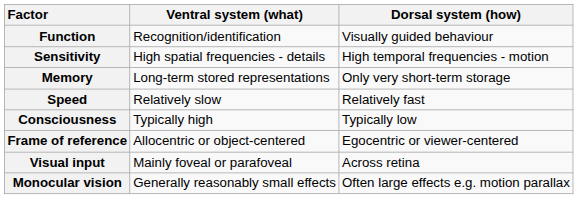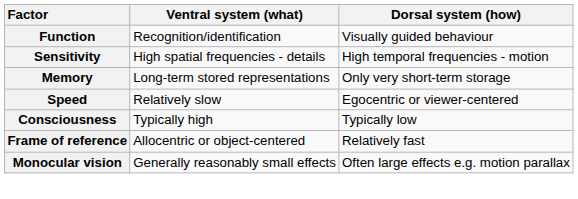(383, 99) Relatively fast -> (430, 99) Egocentric or viewer-centered
(430, 141) Egocentric or viewer-centered -> (383, 141) Relatively fast
- row: (67, 162)
